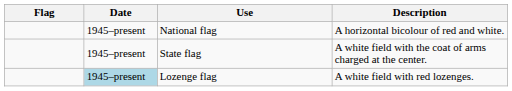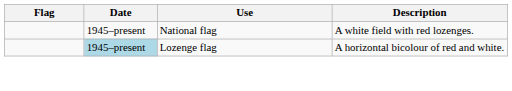(419, 30) A horizontal bicolour of red and white. -> (404, 30) A white field with red lozenges.
- row: (180, 53)
(404, 77) A white field with red lozenges. -> (419, 47) A horizontal bicolour of red and white.
